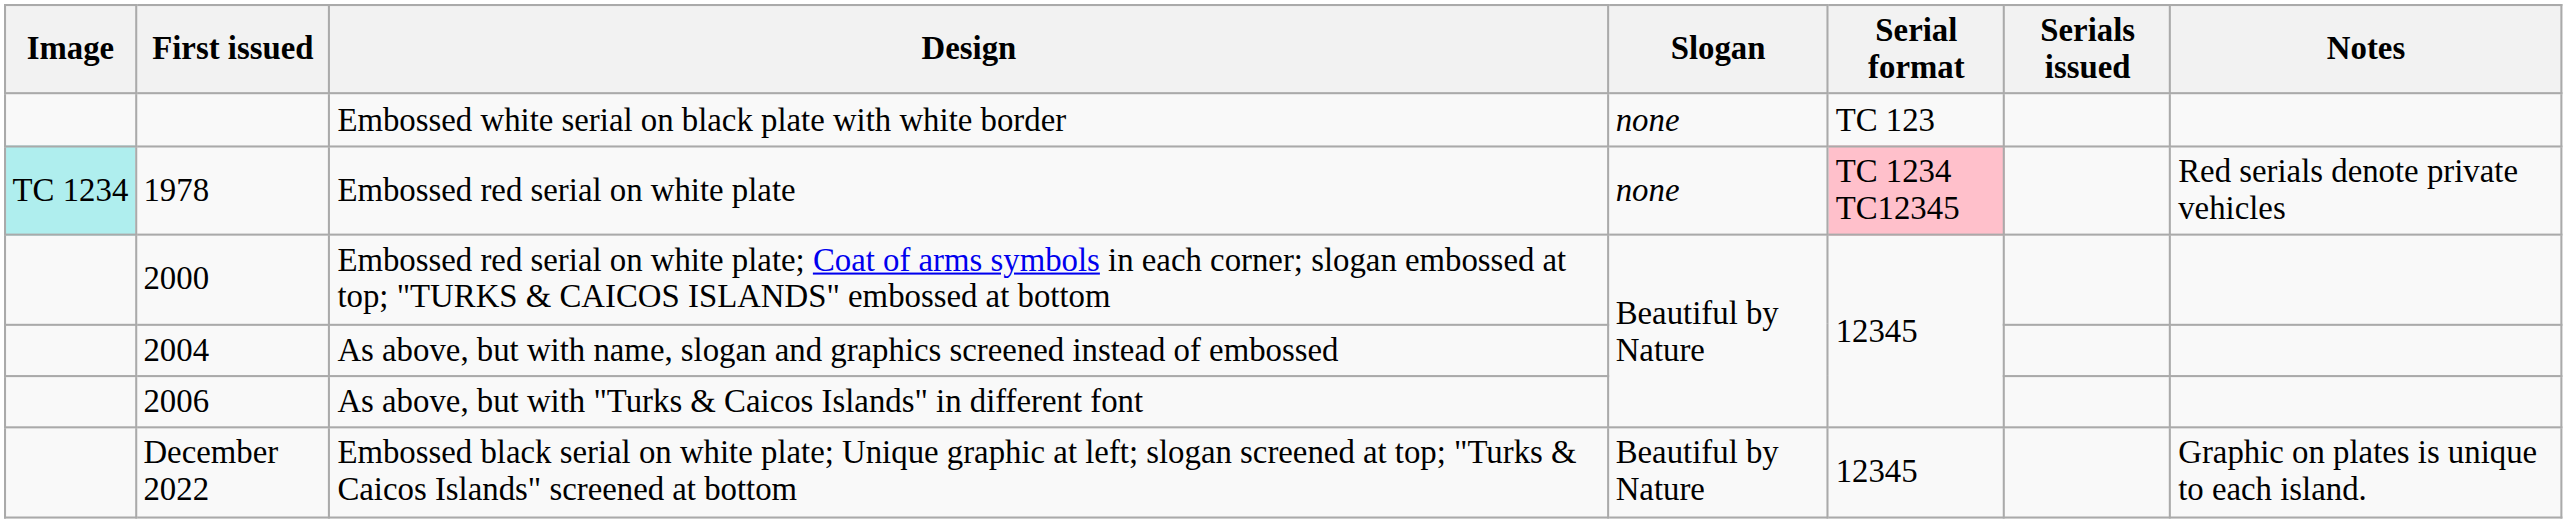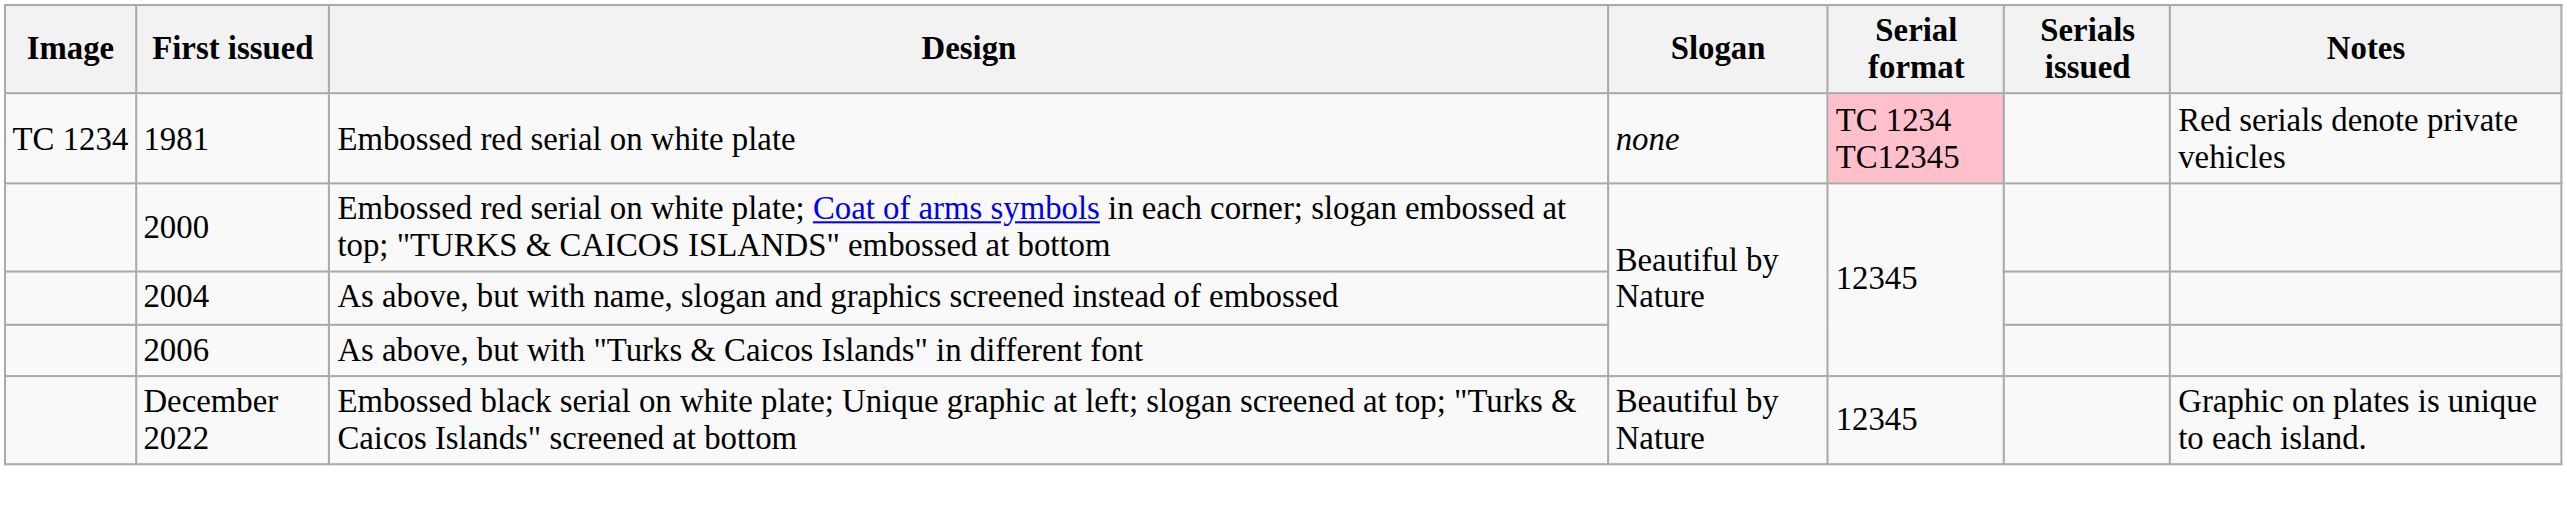- row: (702, 119)
(70, 190) paleturquoise background -> (70, 138) no background
(176, 189) 1978 -> (176, 137) 1981
